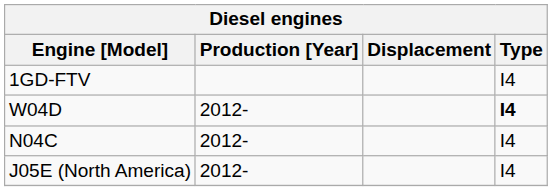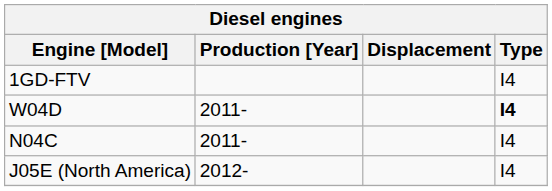(224, 110) 2012- -> (223, 110) 2011-
(224, 140) 2012- -> (223, 140) 2011-
